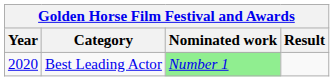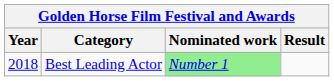(23, 64) 2020 -> (23, 64) 2018
